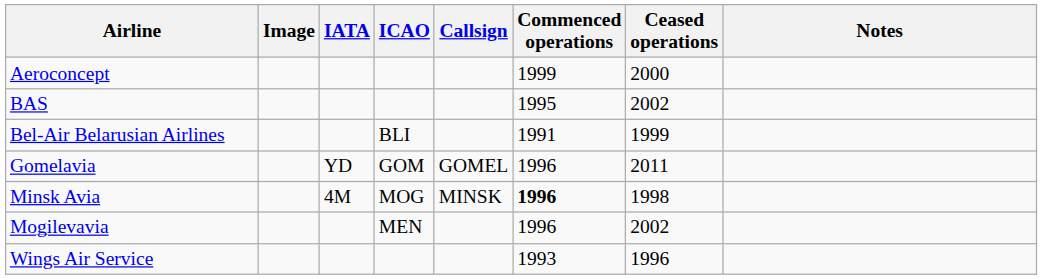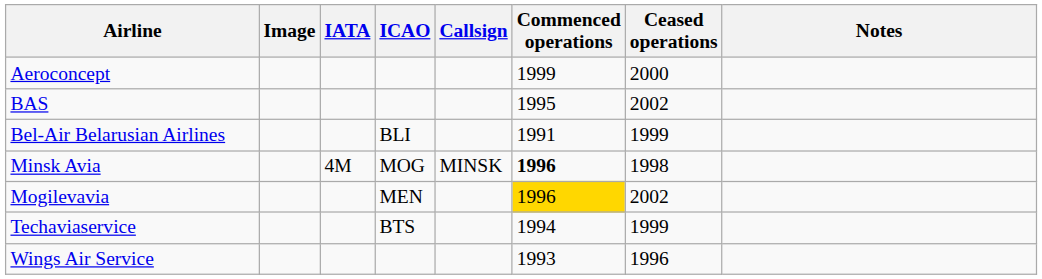- row: (53, 165)
(537, 227) no background -> (536, 196) gold background
+ row: (73, 227)
